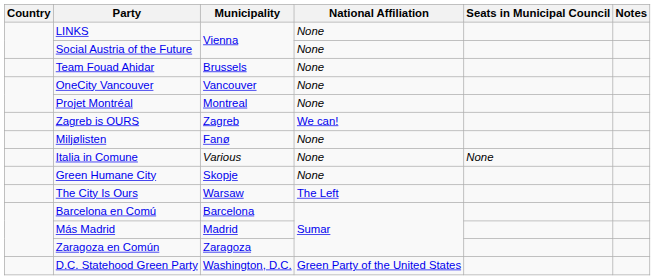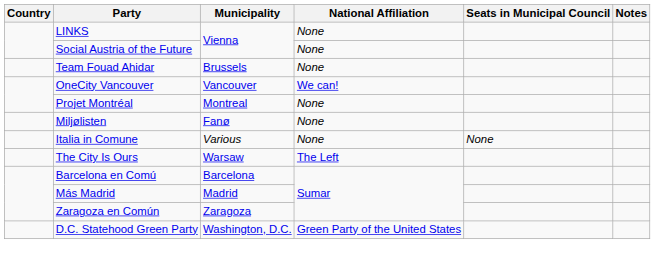(310, 85) None -> (318, 85) We can!
- row: (97, 121)
- row: (106, 175)
